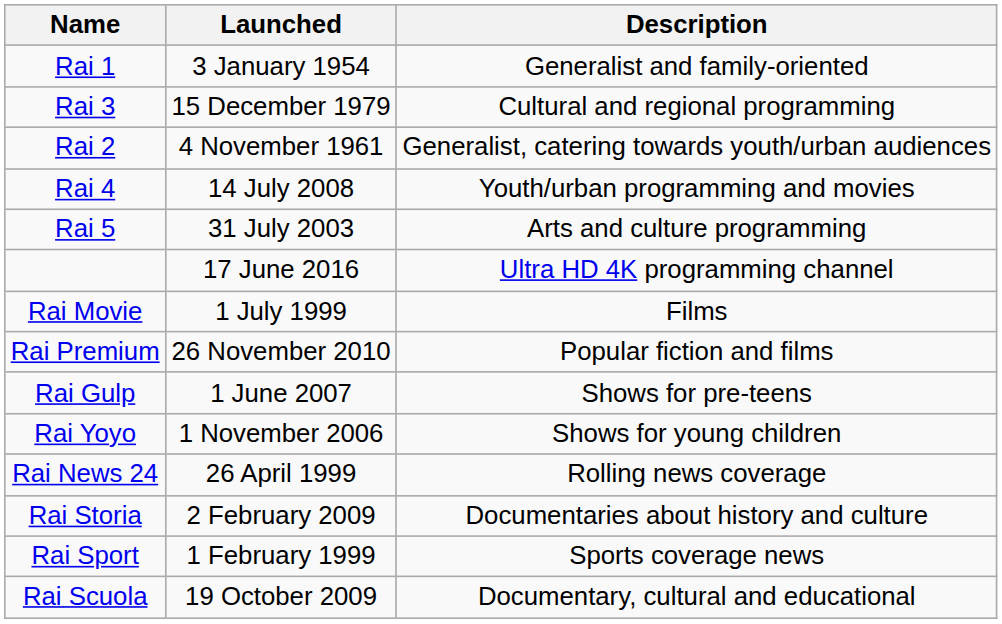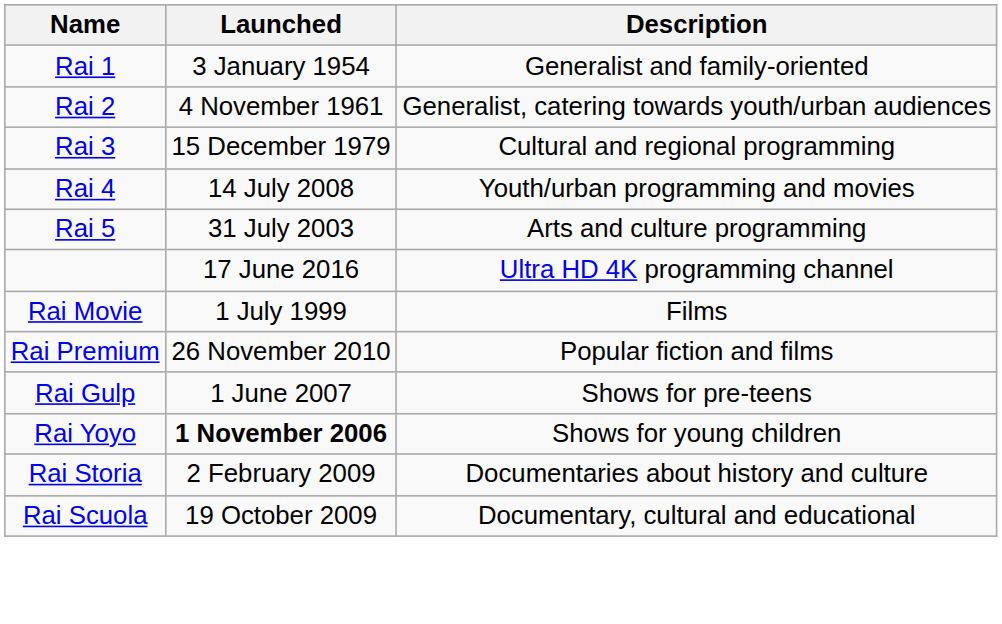rows swapped: (85, 147) <-> (85, 106)
(281, 433) normal -> (281, 433) bold
- row: (85, 474)
- row: (85, 556)
